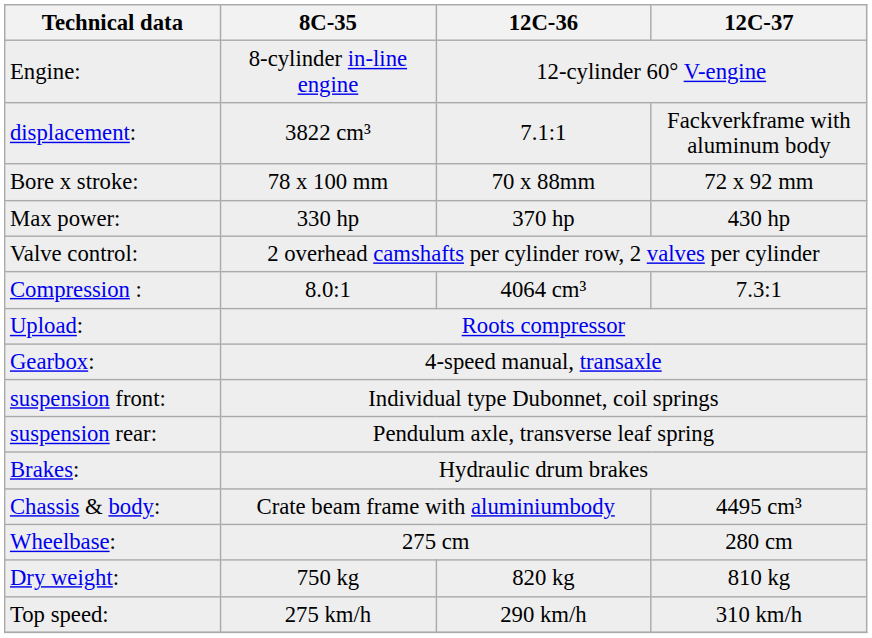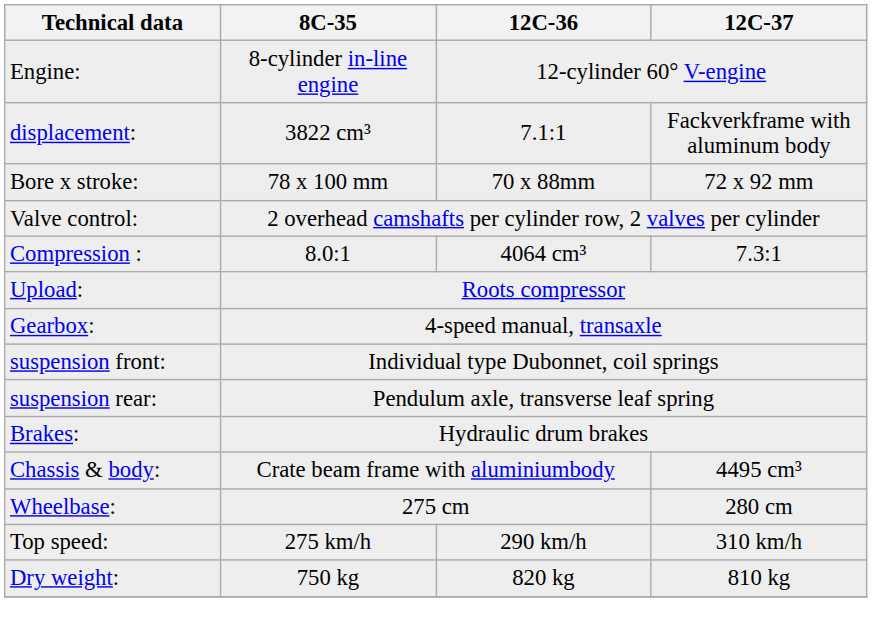- row: (68, 217)
rows swapped: (67, 578) <-> (62, 614)
